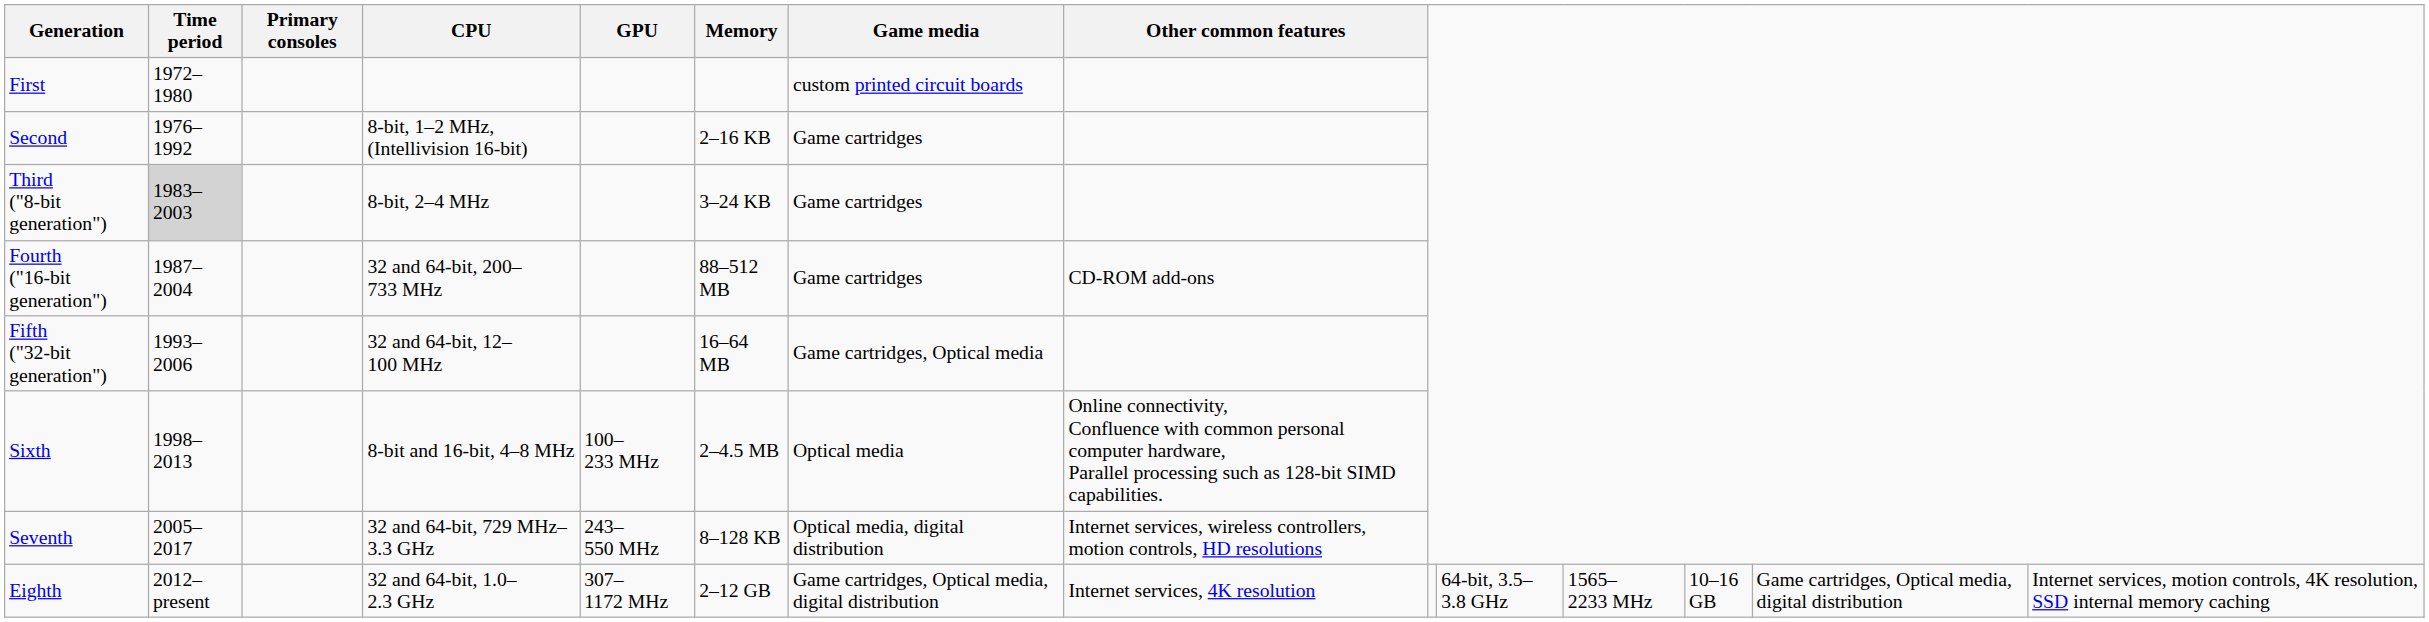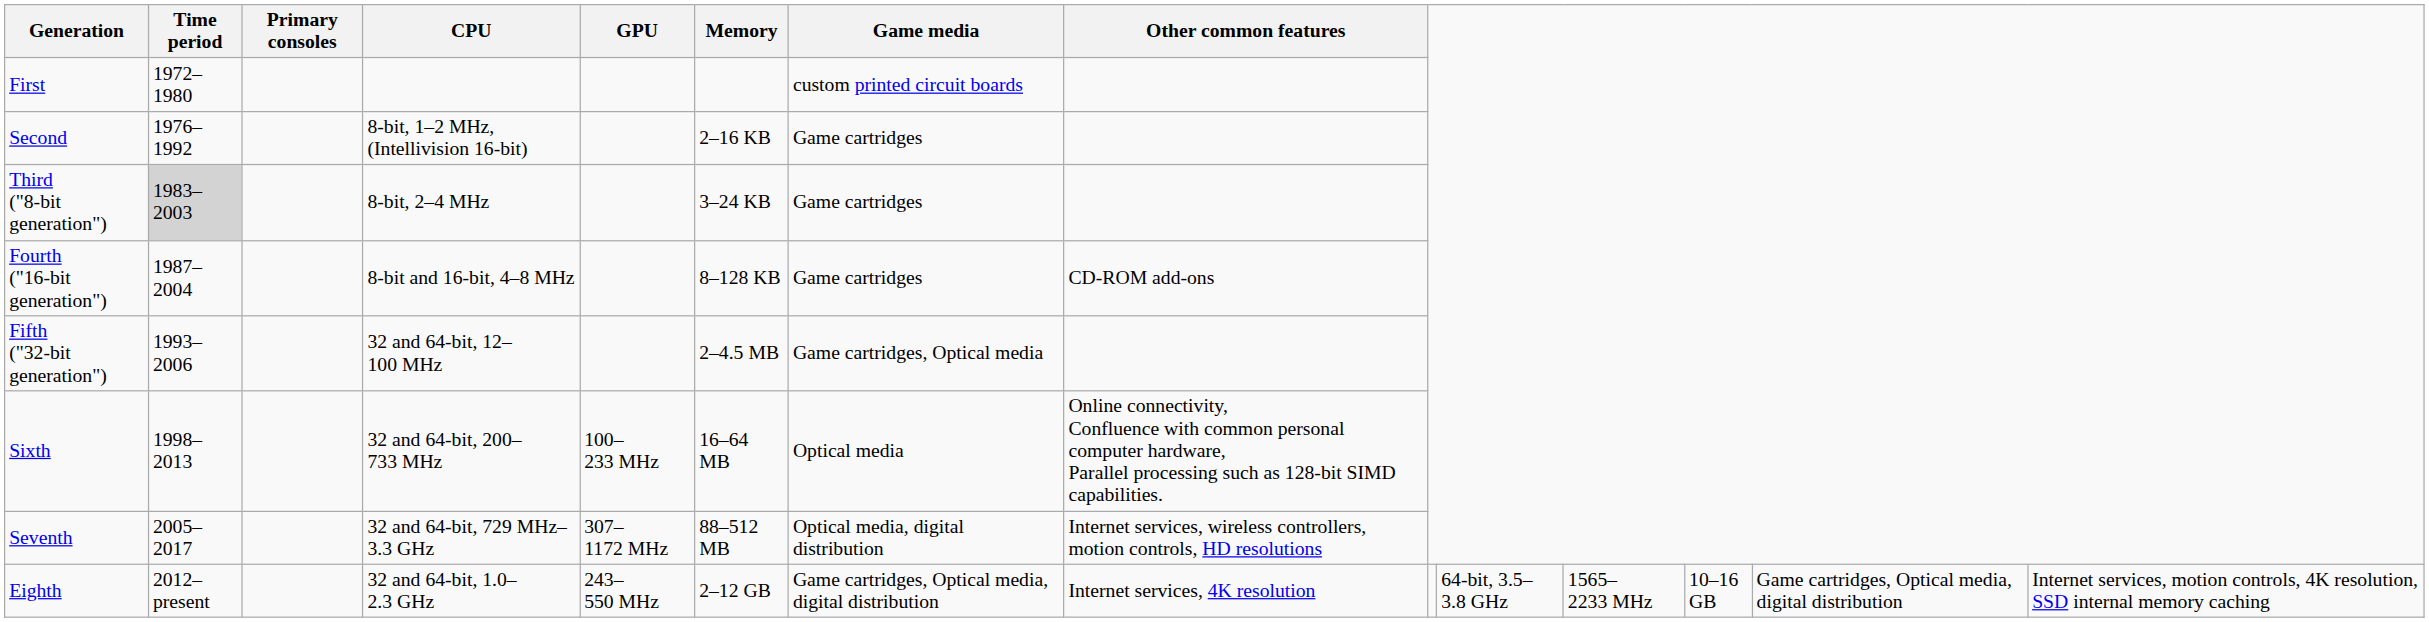(445, 277) 32 and 64-bit, 200–733 MHz -> (471, 277) 8-bit and 16-bit, 4–8 MHz
(729, 277) 88–512 MB -> (740, 277) 8–128 KB
(724, 353) 16–64 MB -> (739, 353) 2–4.5 MB
(471, 450) 8-bit and 16-bit, 4–8 MHz -> (445, 450) 32 and 64-bit, 200–733 MHz
(739, 450) 2–4.5 MB -> (724, 450) 16–64 MB
(622, 537) 243–550 MHz -> (626, 537) 307–1172 MHz
(740, 537) 8–128 KB -> (729, 537) 88–512 MB
(626, 590) 307–1172 MHz -> (622, 590) 243–550 MHz
